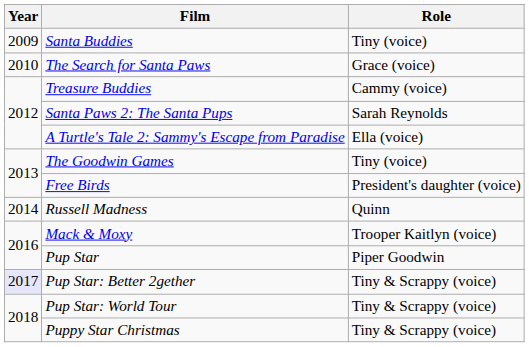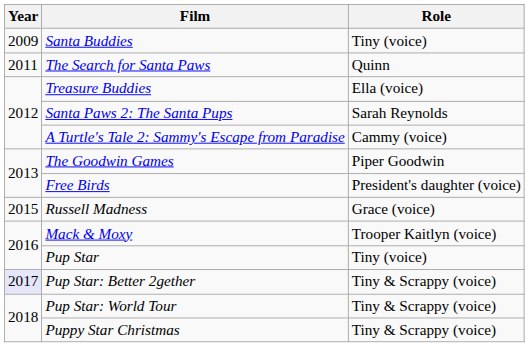(23, 64) 2010 -> (23, 64) 2011
(393, 64) Grace (voice) -> (371, 64) Quinn
(399, 88) Cammy (voice) -> (387, 88) Ella (voice)
(387, 137) Ella (voice) -> (399, 137) Cammy (voice)
(389, 161) Tiny (voice) -> (398, 161) Piper Goodwin
(23, 209) 2014 -> (23, 209) 2015
(371, 209) Quinn -> (393, 209) Grace (voice)
(398, 257) Piper Goodwin -> (389, 257) Tiny (voice)
